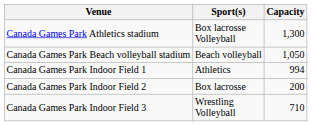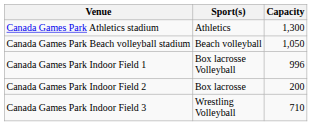(220, 33) Box lacrosse Volleyball -> (213, 28) Athletics
(213, 70) Athletics -> (220, 65) Box lacrosse Volleyball
(297, 70) 994 -> (297, 65) 996
